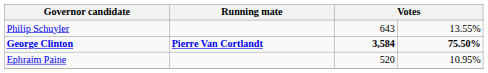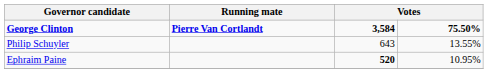rows swapped: (40, 44) <-> (38, 28)
(387, 60) normal -> (387, 60) bold
